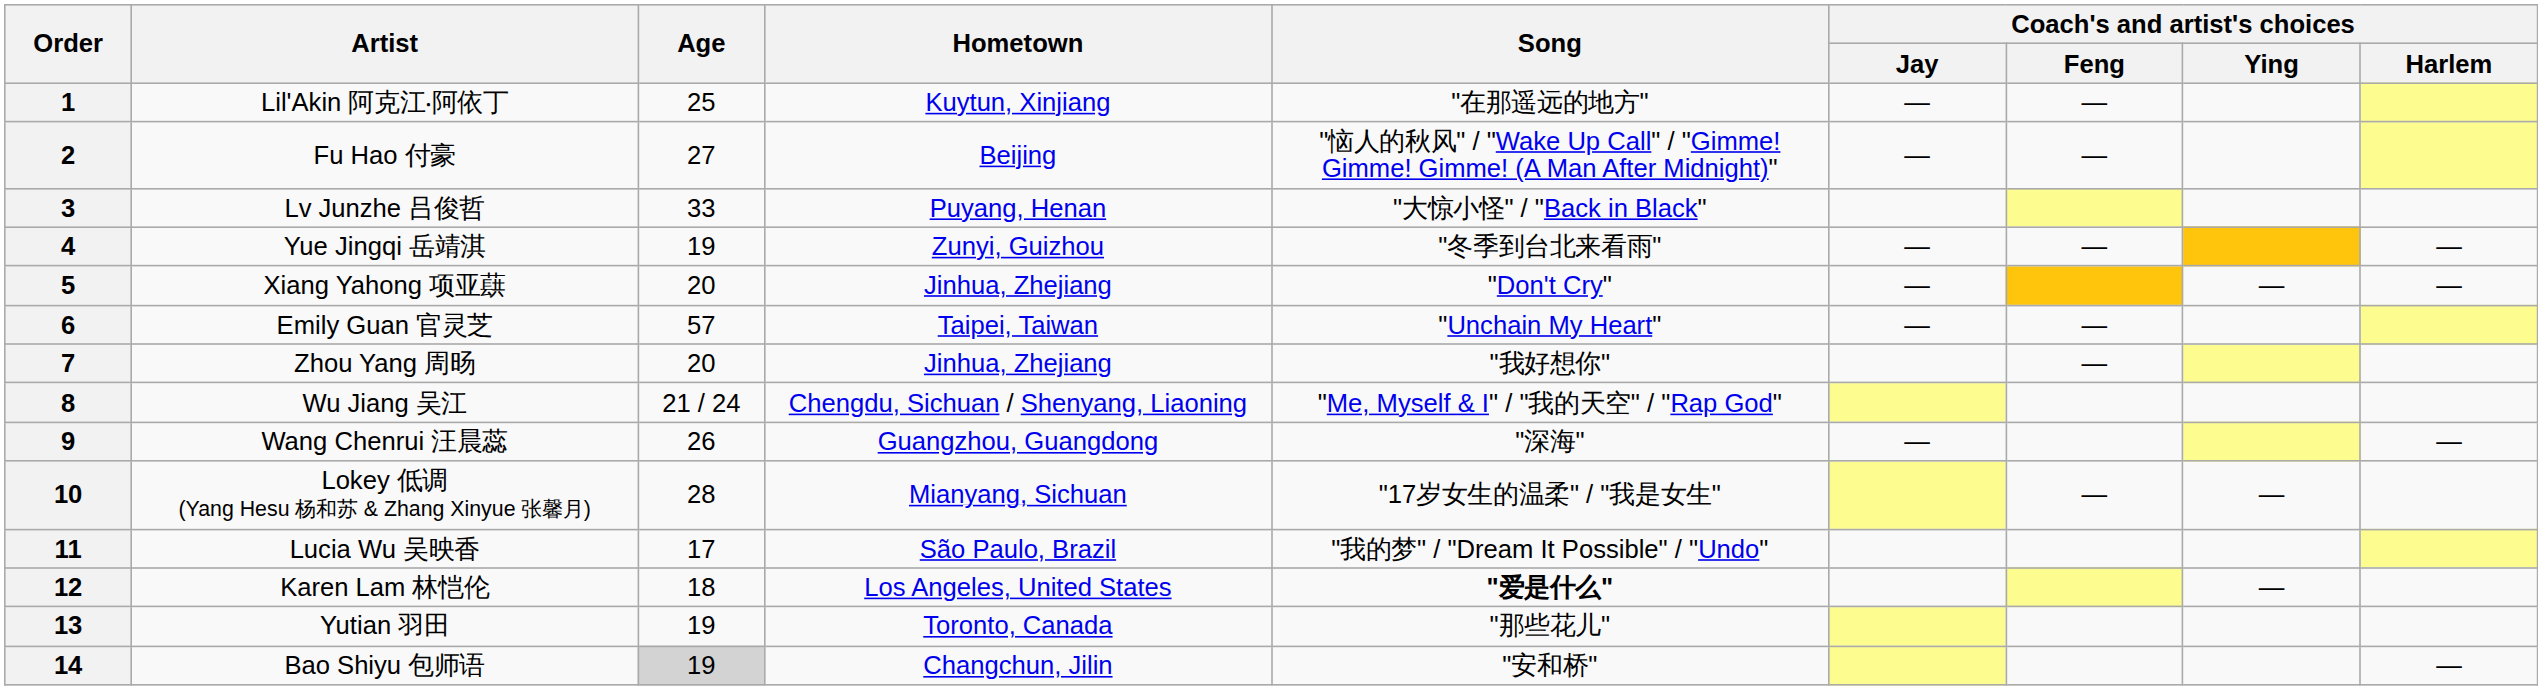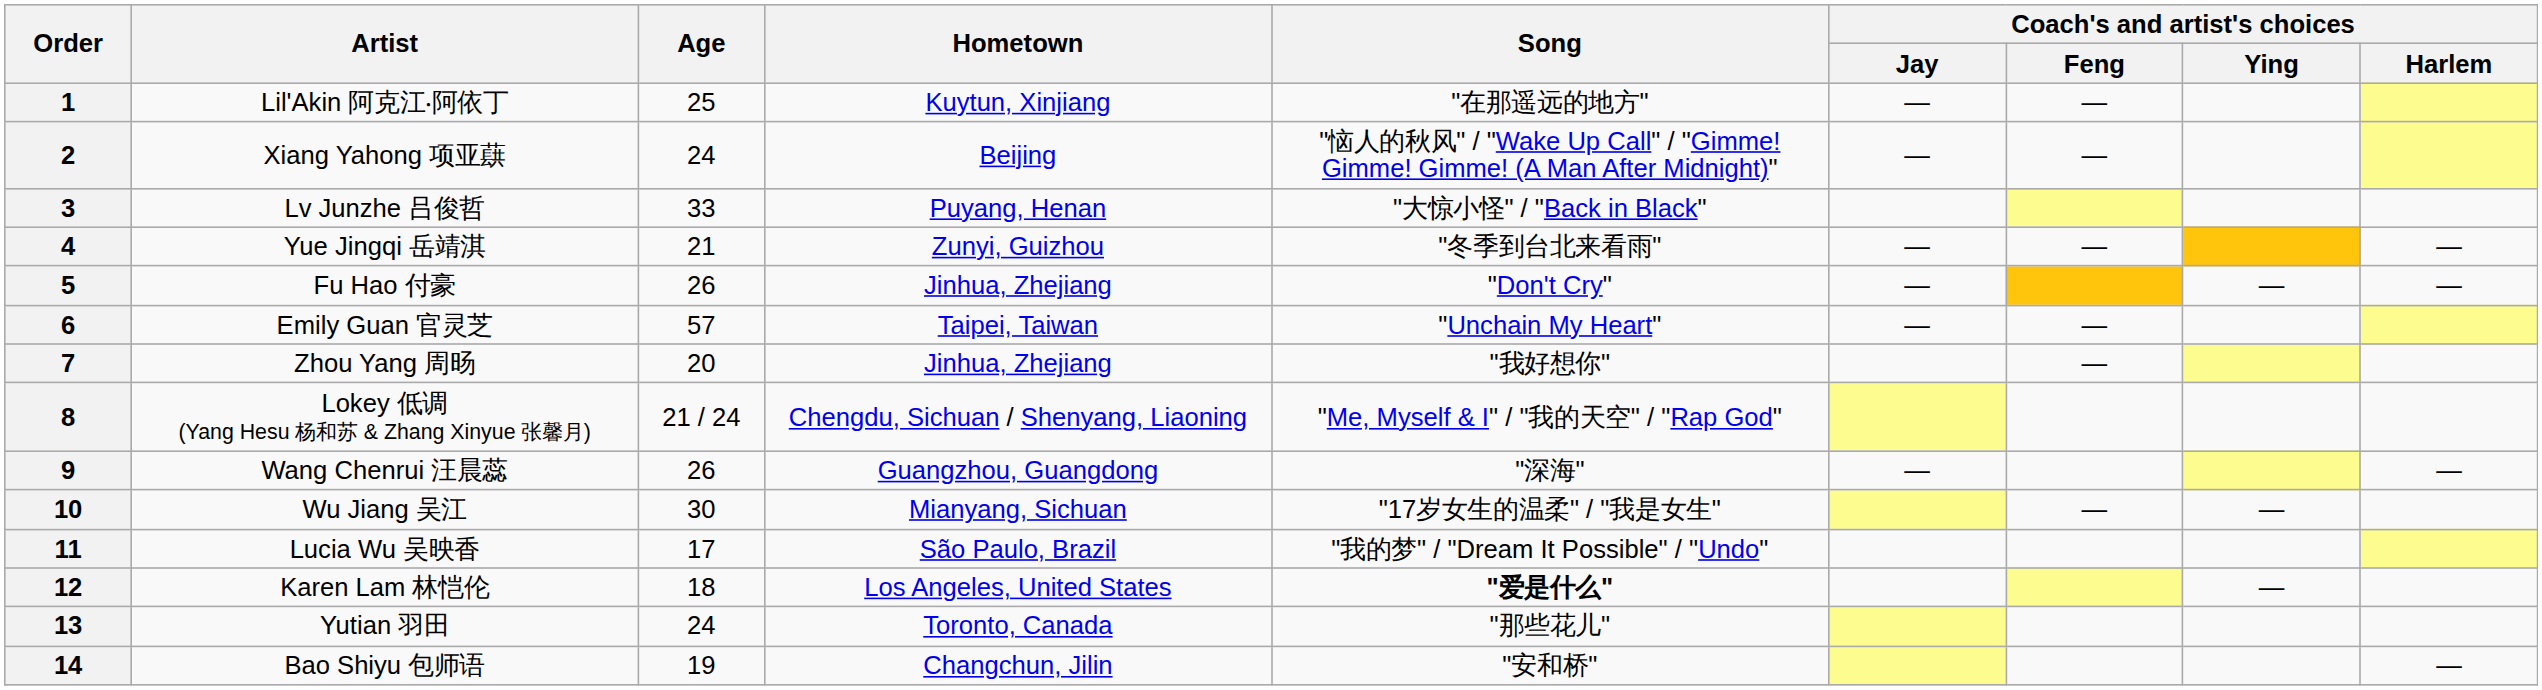(385, 155) Fu Hao 付豪 -> (385, 155) Xiang Yahong 项亚蕻
(701, 155) 27 -> (701, 155) 24
(701, 247) 19 -> (701, 247) 21
(385, 286) Xiang Yahong 项亚蕻 -> (385, 286) Fu Hao 付豪
(701, 286) 20 -> (701, 286) 26
(385, 402) Wu Jiang 吴江 -> (385, 416) Lokey 低调 (Yang Hesu 杨和苏 & Zhang Xinyue 张馨月)
(385, 494) Lokey 低调 (Yang Hesu 杨和苏 & Zhang Xinyue 张馨月) -> (385, 509) Wu Jiang 吴江
(701, 495) 28 -> (701, 509) 30
(701, 626) 19 -> (701, 626) 24
(701, 665) lightgrey background -> (701, 665) no background
